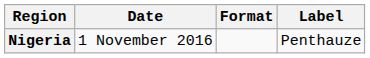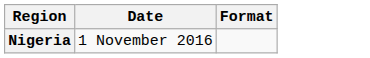- column: (321, 17)
